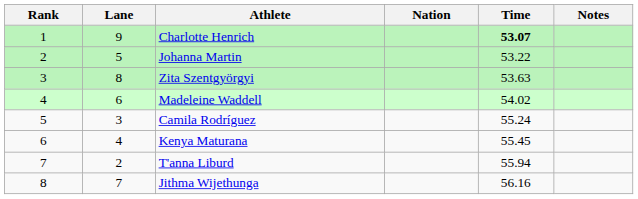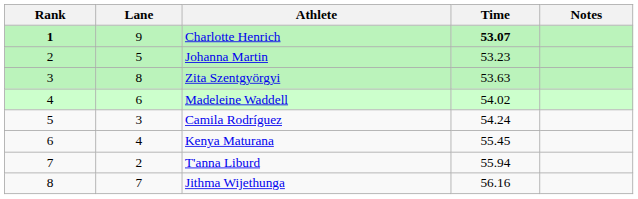- column: (431, 15)
(43, 36) normal -> (50, 36) bold
(516, 57) 53.22 -> (495, 57) 53.23
(516, 120) 55.24 -> (495, 120) 54.24
